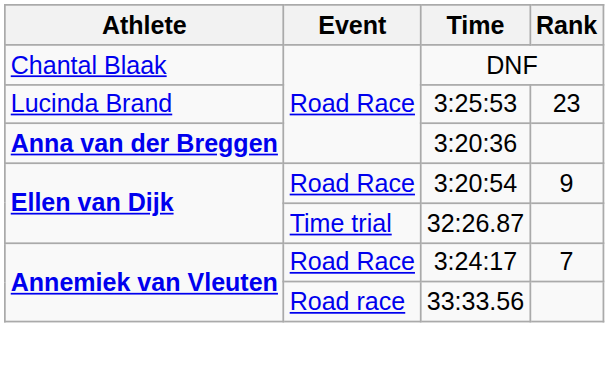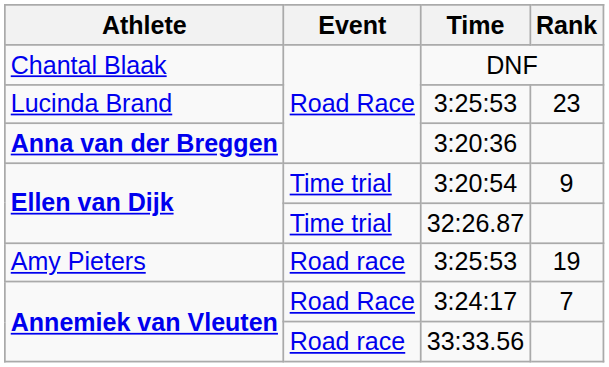(352, 183) Road Race -> (341, 183) Time trial
+ row: (78, 263)
